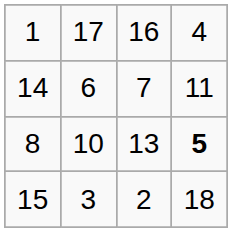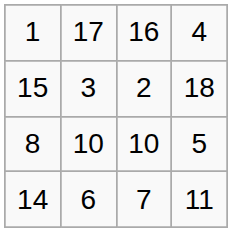rows swapped: (33, 87) <-> (33, 198)
(144, 143) 13 -> (144, 143) 10
(199, 143) bold -> (199, 143) normal
